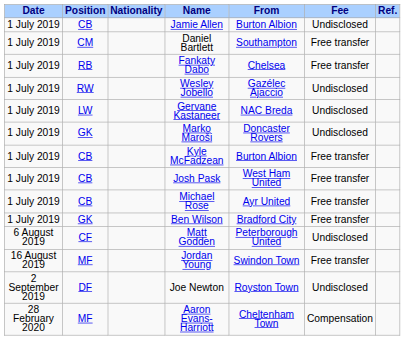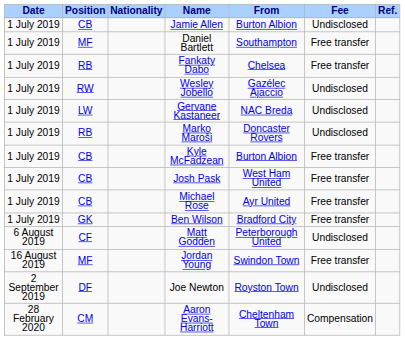(85, 43) CM -> (85, 43) MF
(85, 133) GK -> (85, 133) RB
(85, 319) MF -> (85, 319) CM
